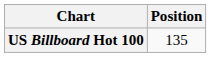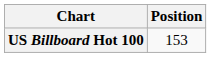(177, 40) 135 -> (177, 40) 153
